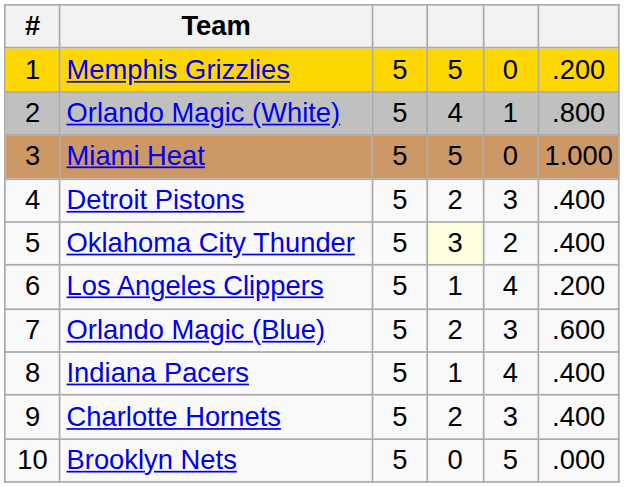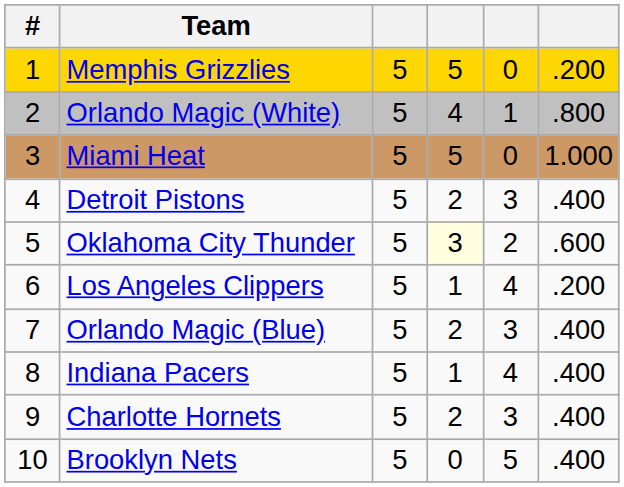(579, 243) .400 -> (579, 243) .600
(579, 329) .600 -> (579, 329) .400
(579, 460) .000 -> (579, 460) .400
